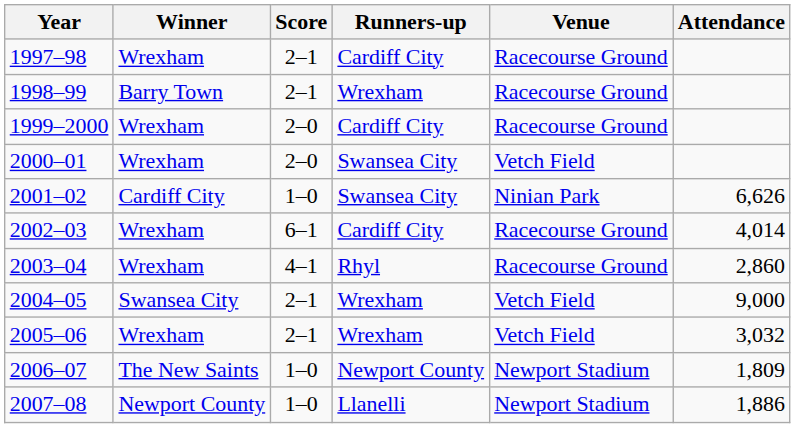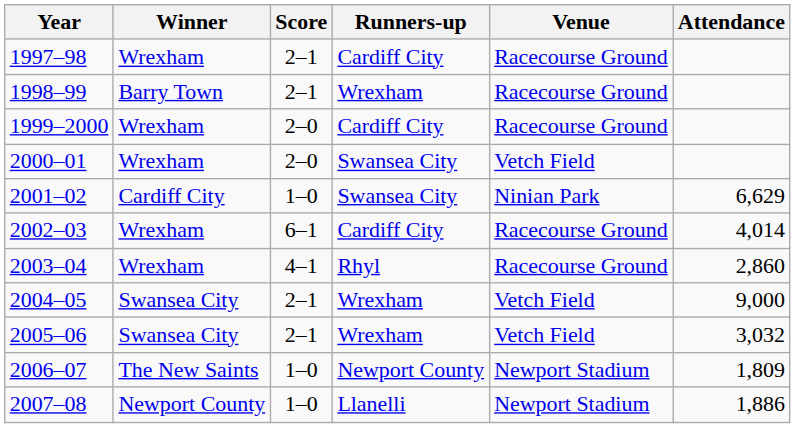(760, 195) 6,626 -> (760, 195) 6,629
(161, 334) Wrexham -> (178, 334) Swansea City
